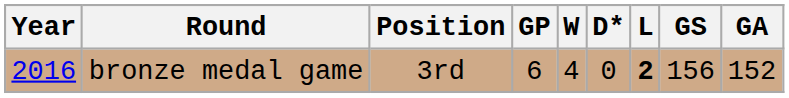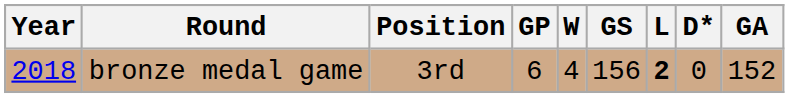columns swapped: (608, 27) <-> (691, 27)
(44, 71) 2016 -> (44, 71) 2018
